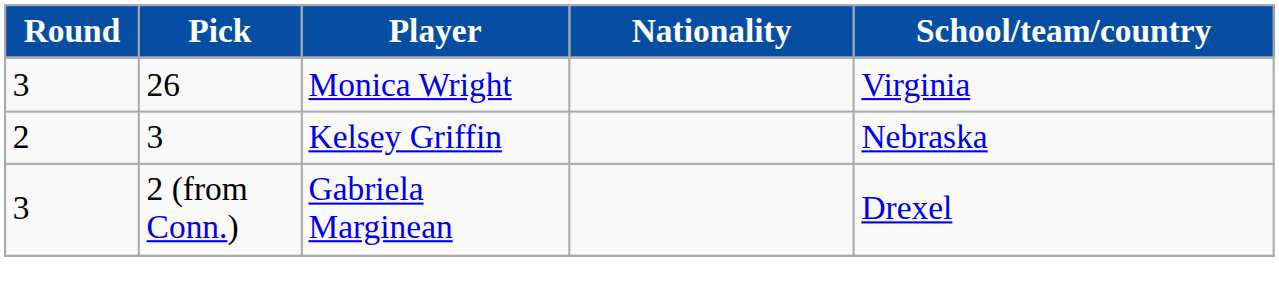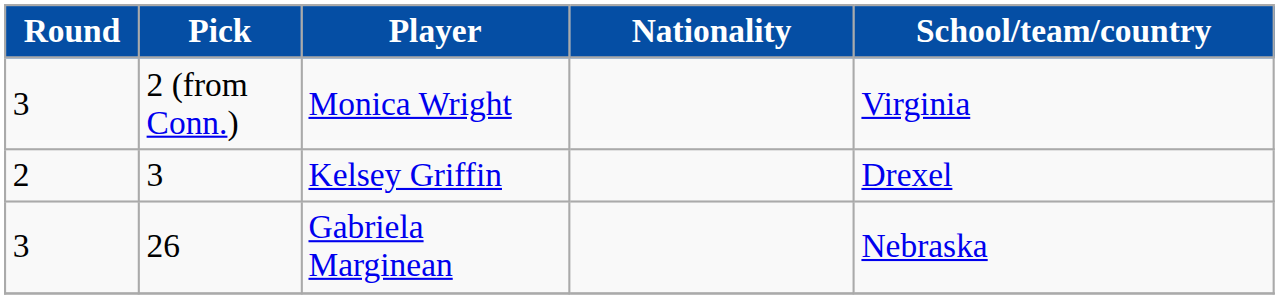(163, 84) 26 -> (197, 102) 2 (from Conn.)
(925, 137) Nebraska -> (907, 174) Drexel
(197, 208) 2 (from Conn.) -> (163, 246) 26
(907, 208) Drexel -> (925, 246) Nebraska
